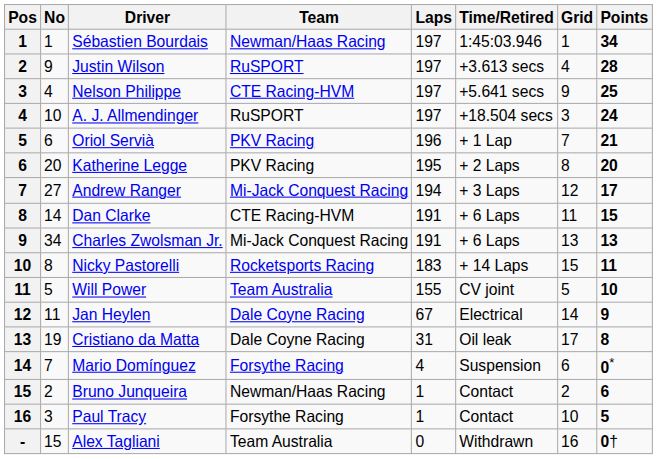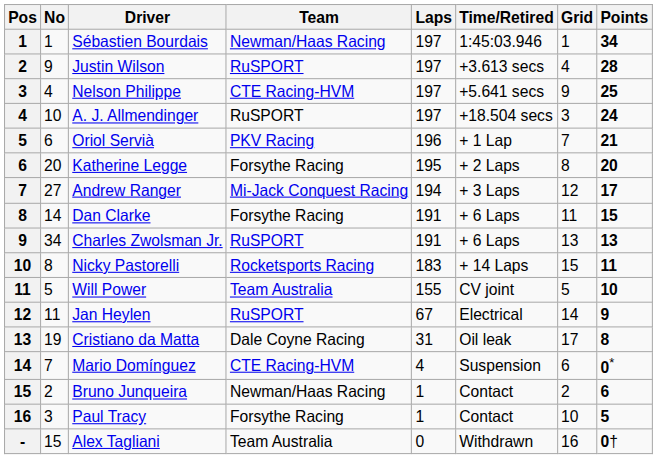(272, 166) PKV Racing -> (287, 166) Forsythe Racing
(292, 215) CTE Racing-HVM -> (287, 215) Forsythe Racing
(319, 240) Mi-Jack Conquest Racing -> (267, 240) RuSPORT
(297, 315) Dale Coyne Racing -> (267, 315) RuSPORT
(287, 366) Forsythe Racing -> (292, 366) CTE Racing-HVM
